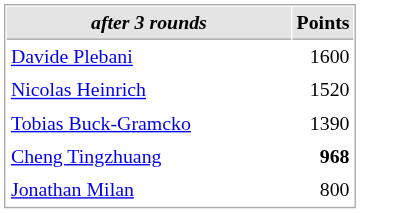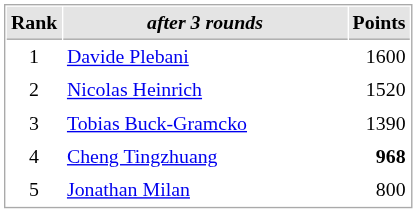+ column: (34, 22)
